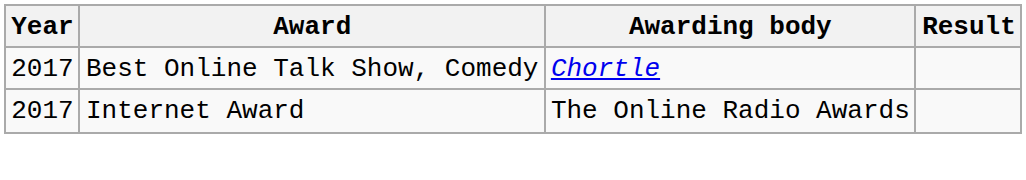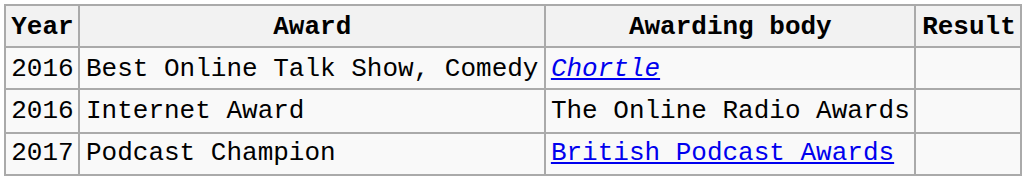(42, 69) 2017 -> (42, 69) 2016
(42, 111) 2017 -> (42, 111) 2016
+ row: (211, 153)
